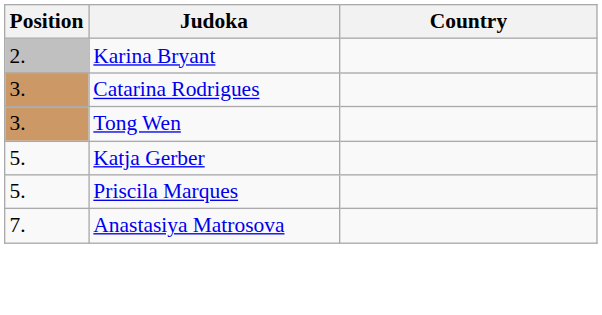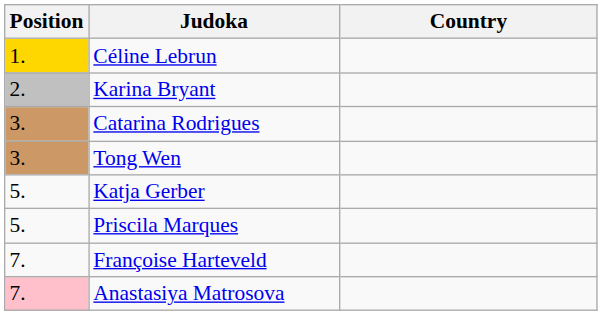+ row: (155, 55)
+ row: (180, 259)
(18, 225) no background -> (18, 293) pink background
